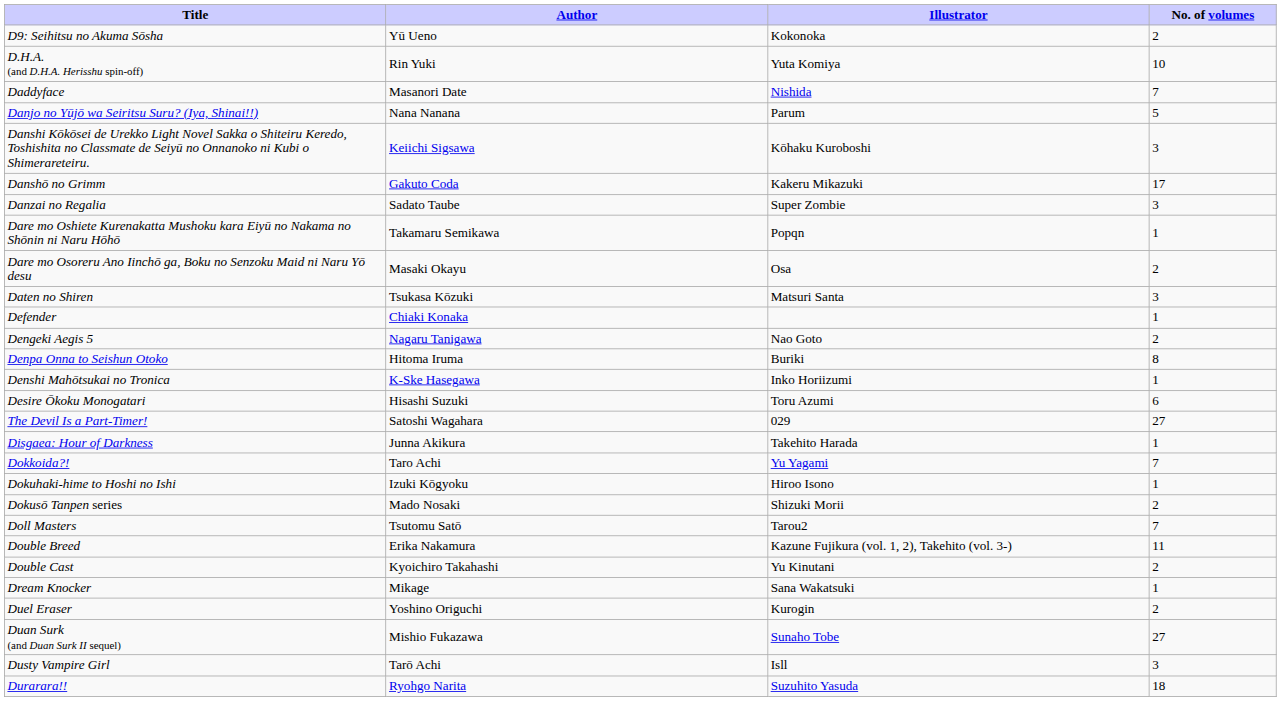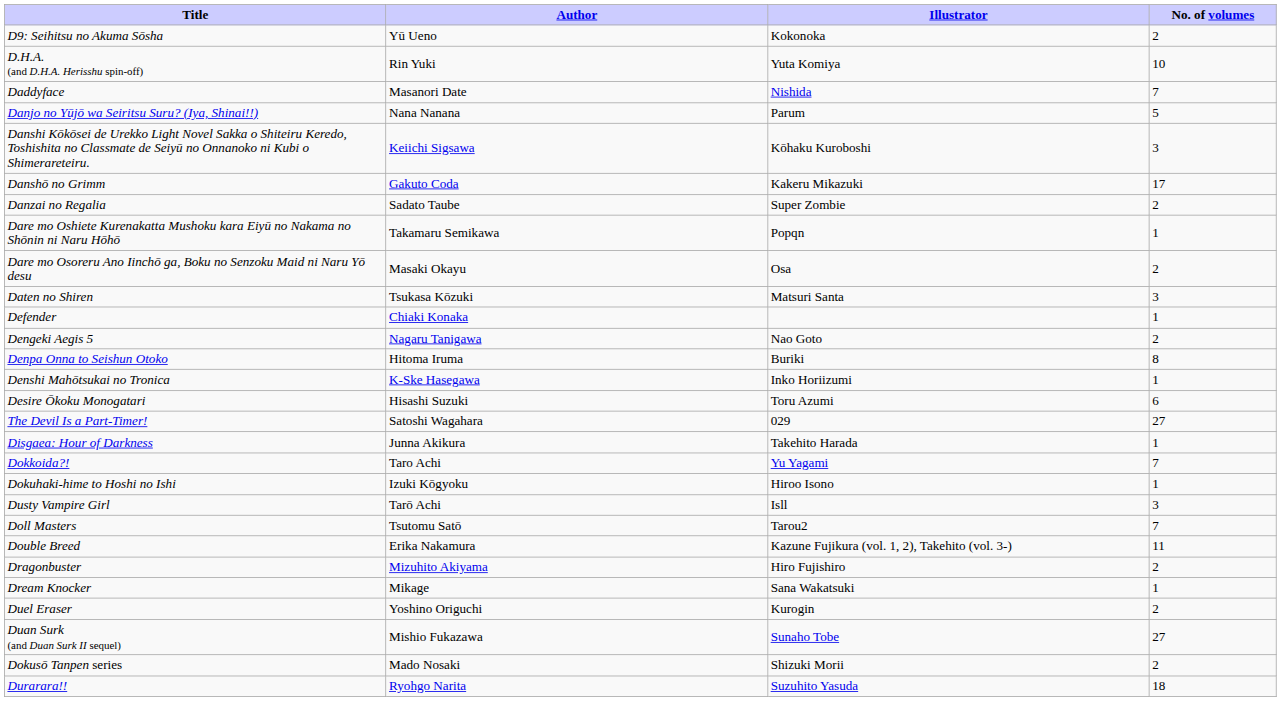(1156, 204) 3 -> (1156, 204) 2
rows swapped: (65, 504) <-> (59, 665)
- row: (40, 567)
+ row: (44, 567)
